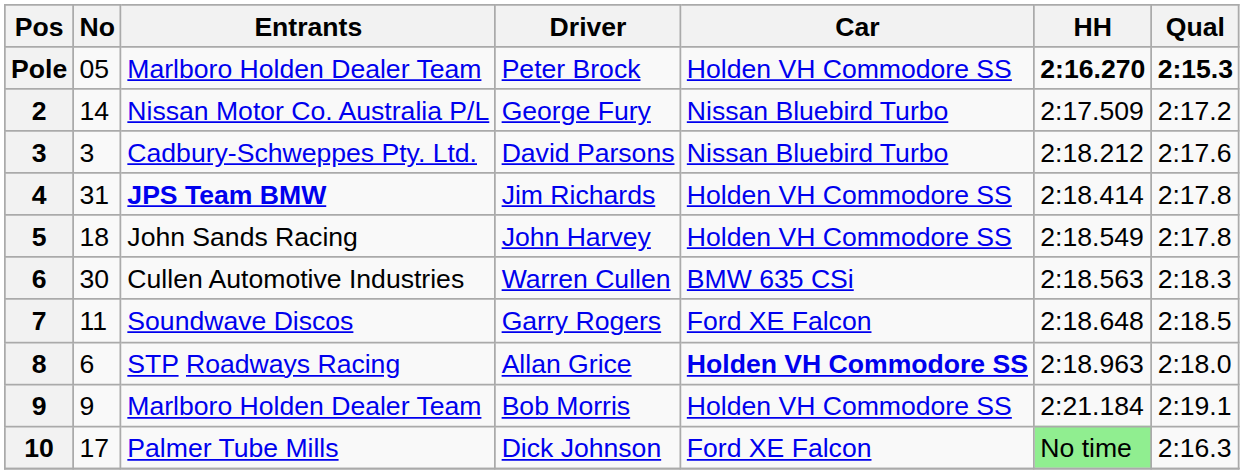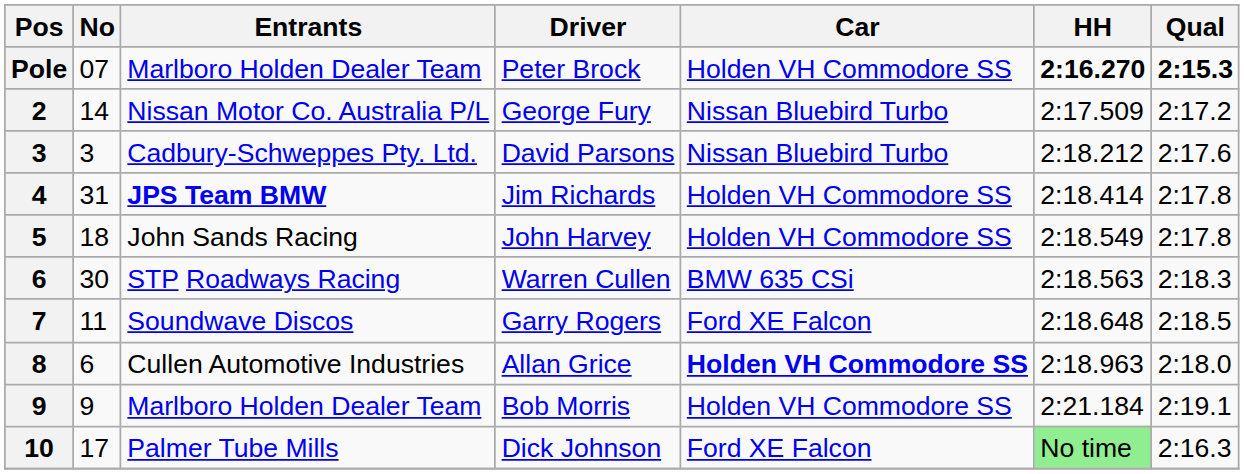(94, 68) 05 -> (94, 68) 07
(296, 279) Cullen Automotive Industries -> (264, 279) STP Roadways Racing
(264, 363) STP Roadways Racing -> (296, 363) Cullen Automotive Industries
